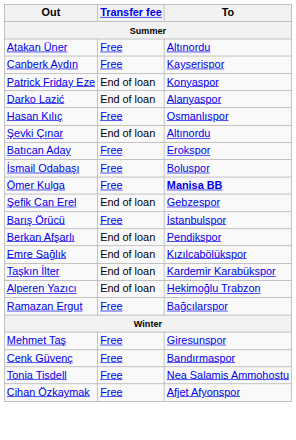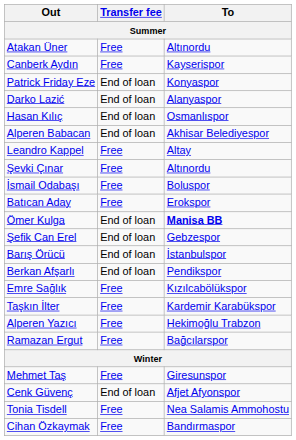(111, 116) Free -> (128, 116) End of loan
+ row: (49, 133)
+ row: (45, 151)
(128, 133) End of loan -> (111, 168) Free
rows swapped: (39, 151) <-> (43, 168)
(111, 185) Free -> (128, 220) End of loan
(111, 220) Free -> (128, 254) End of loan
(128, 254) End of loan -> (111, 289) Free
(128, 271) End of loan -> (111, 306) Free
(128, 289) End of loan -> (111, 323) Free
(111, 358) Free -> (128, 392) End of loan
(201, 358) Bandırmaspor -> (203, 392) Afjet Afyonspor
(203, 392) Afjet Afyonspor -> (201, 427) Bandırmaspor
